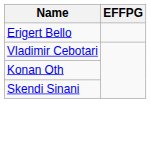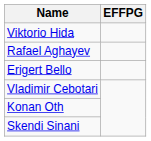+ row: (41, 32)
+ row: (49, 51)
